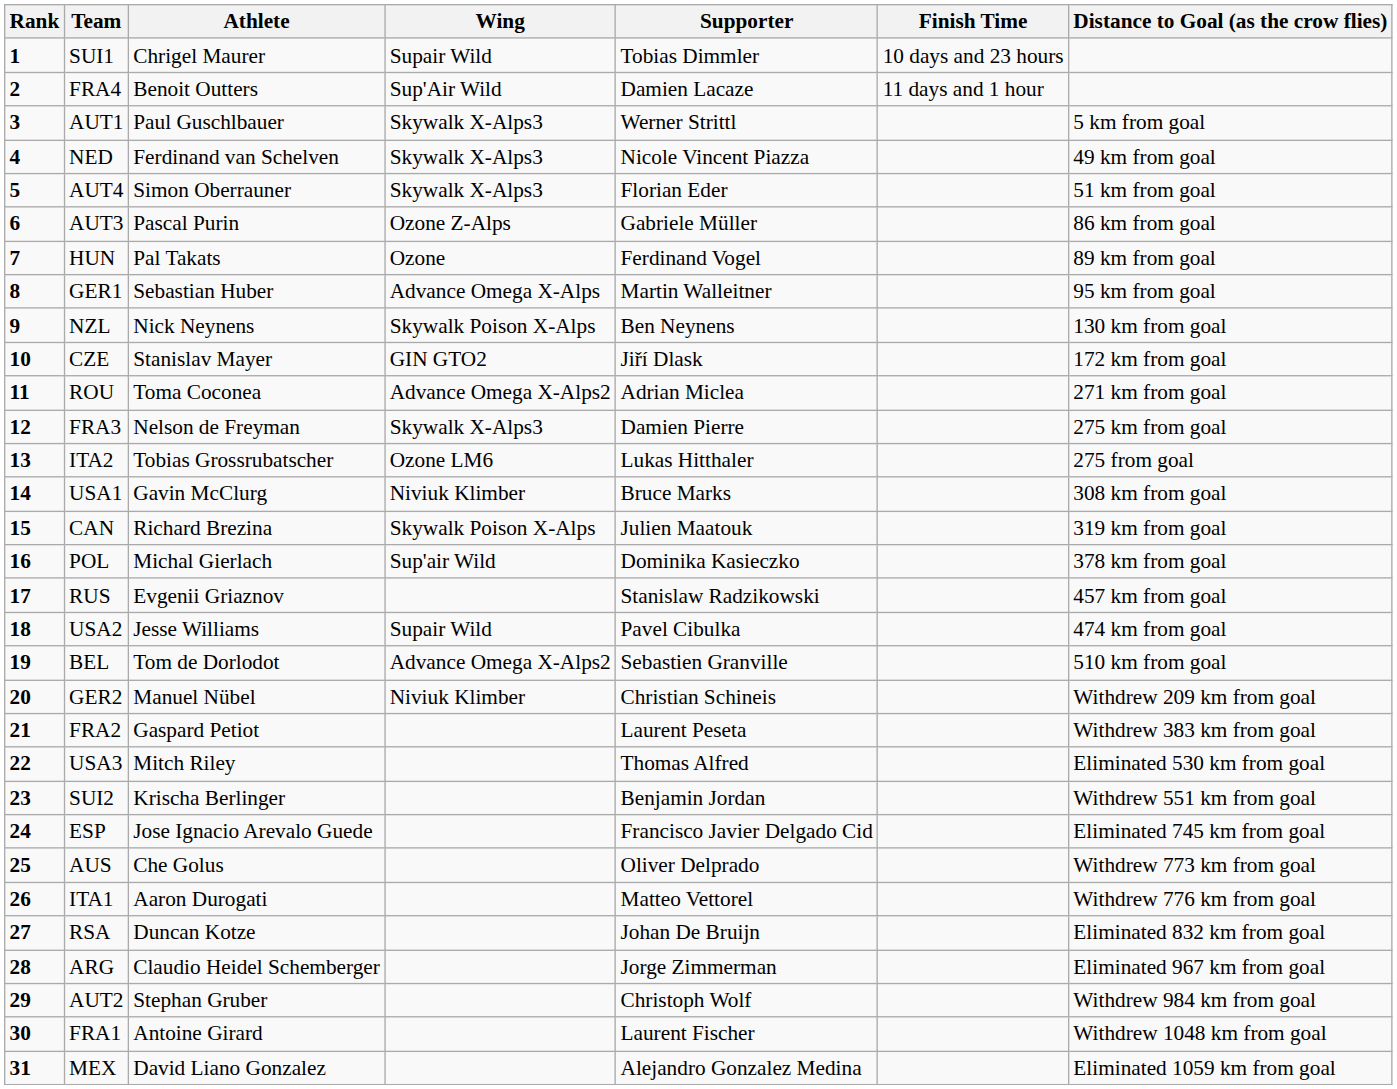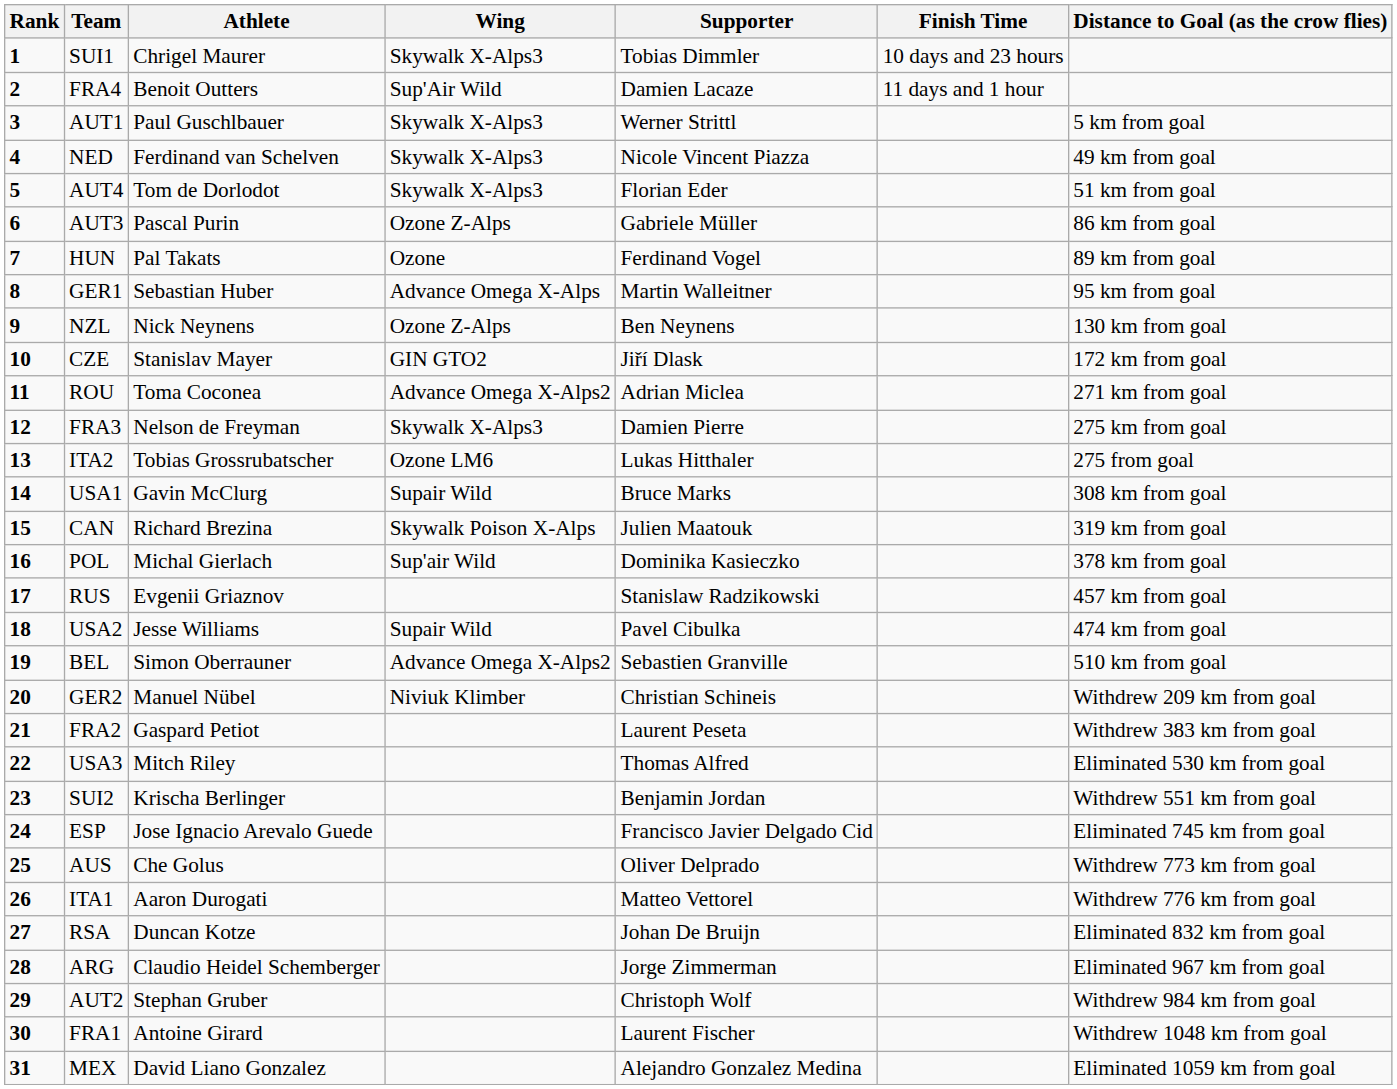(441, 55) Supair Wild -> (466, 55) Skywalk X-Alps3
(212, 190) Simon Oberrauner -> (206, 190) Tom de Dorlodot
(493, 325) Skywalk Poison X-Alps -> (450, 325) Ozone Z-Alps
(457, 493) Niviuk Klimber -> (441, 493) Supair Wild
(206, 662) Tom de Dorlodot -> (212, 662) Simon Oberrauner
